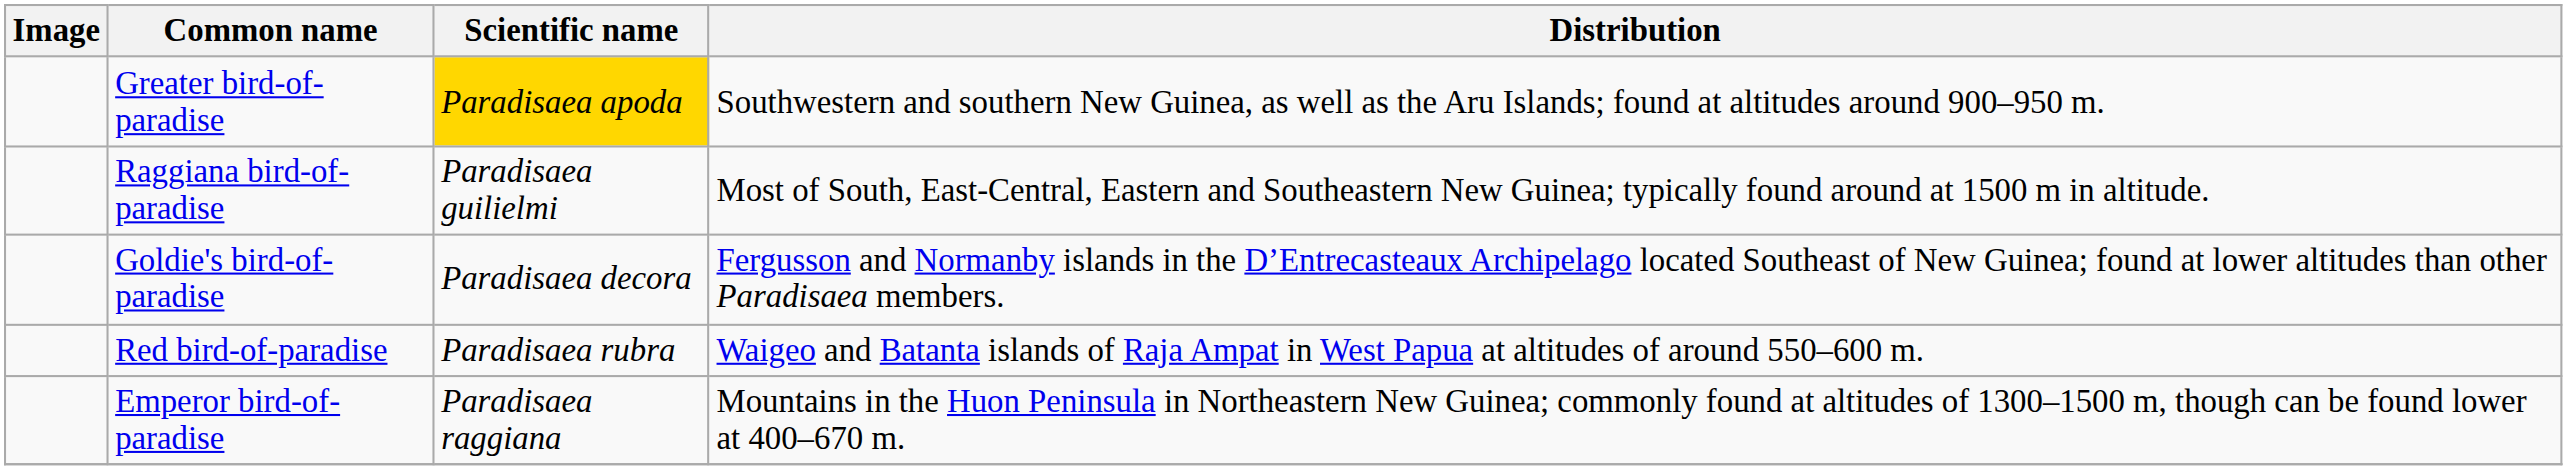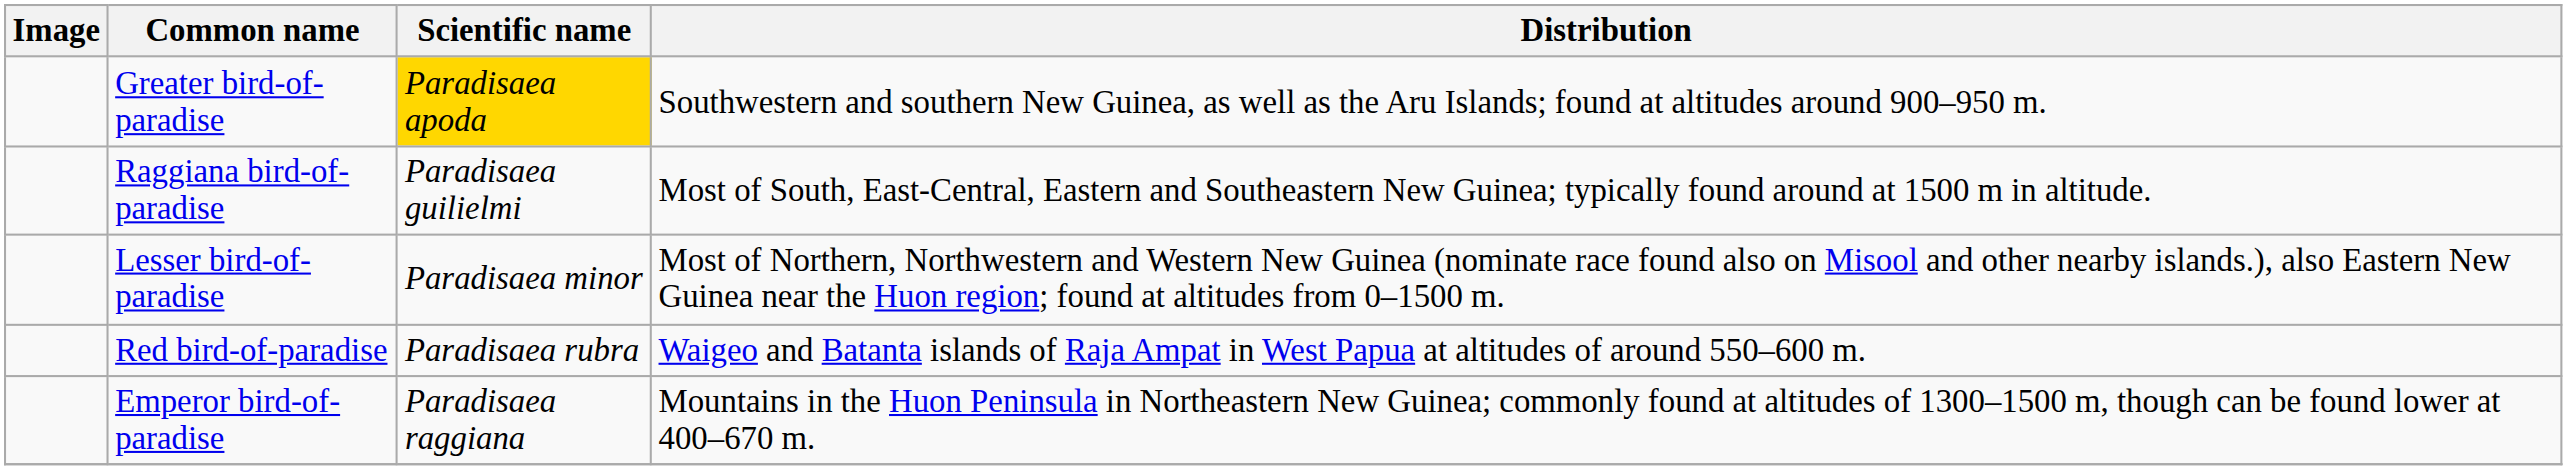+ row: (213, 278)
- row: (224, 278)
